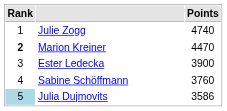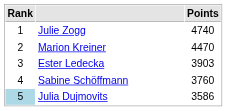(20, 47) bold -> (20, 47) normal
(203, 64) 3900 -> (203, 64) 3903
